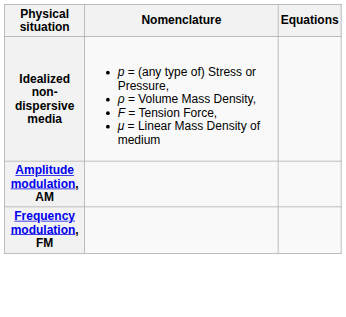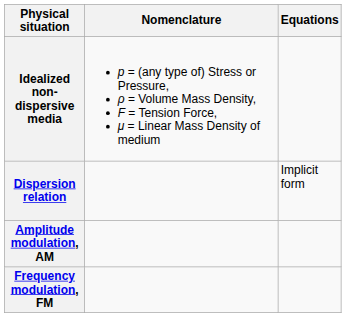+ row: (45, 190)
